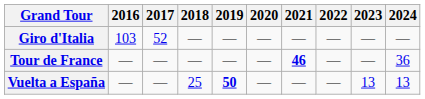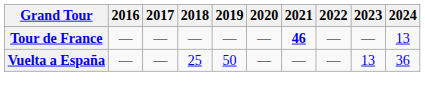- row: (56, 37)
(403, 60) 36 -> (403, 37) 13
(230, 82) bold -> (230, 60) normal
(403, 82) 13 -> (403, 60) 36
